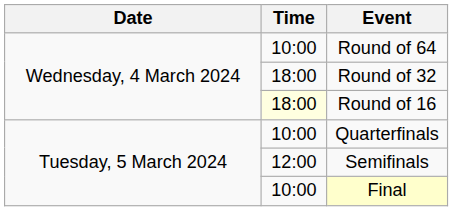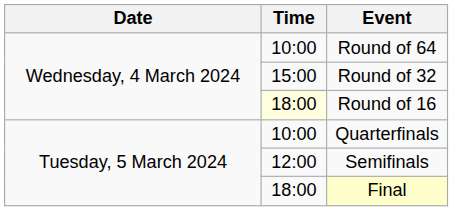(294, 76) 18:00 -> (294, 76) 15:00
(294, 190) 10:00 -> (294, 190) 18:00
